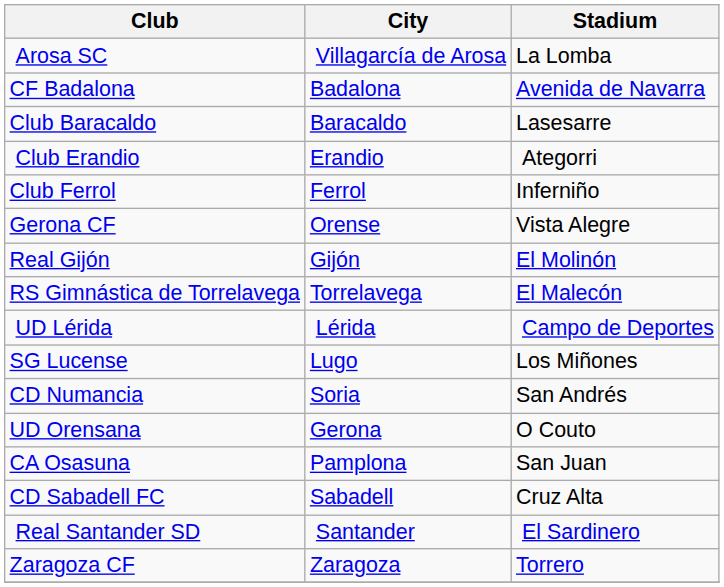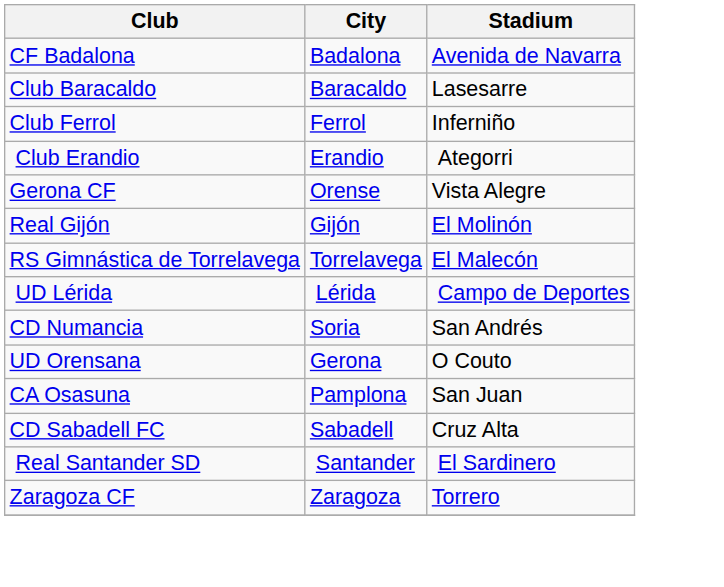- row: (58, 55)
rows swapped: (75, 157) <-> (63, 191)
- row: (69, 361)
